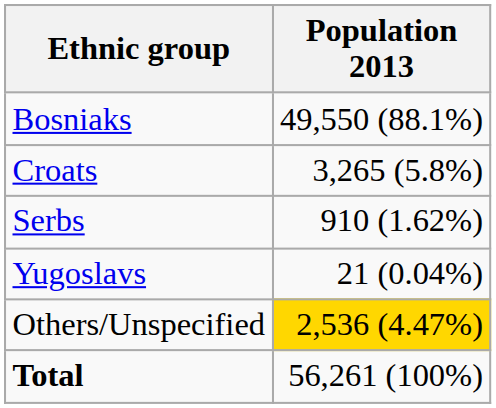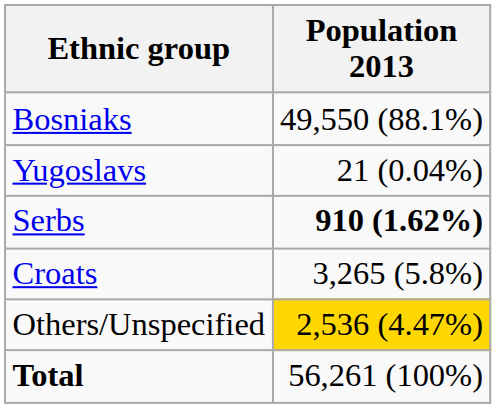rows swapped: (55, 169) <-> (79, 272)
(402, 221) normal -> (399, 221) bold
